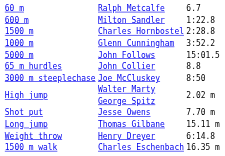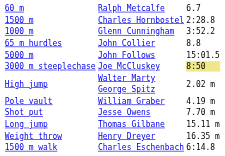- row: (131, 20)
rows swapped: (127, 55) <-> (127, 66)
(196, 78) no background -> (196, 66) khaki background
+ row: (131, 101)
(201, 136) 6:14.8 -> (203, 136) 16.35 m
(203, 147) 16.35 m -> (201, 147) 6:14.8
